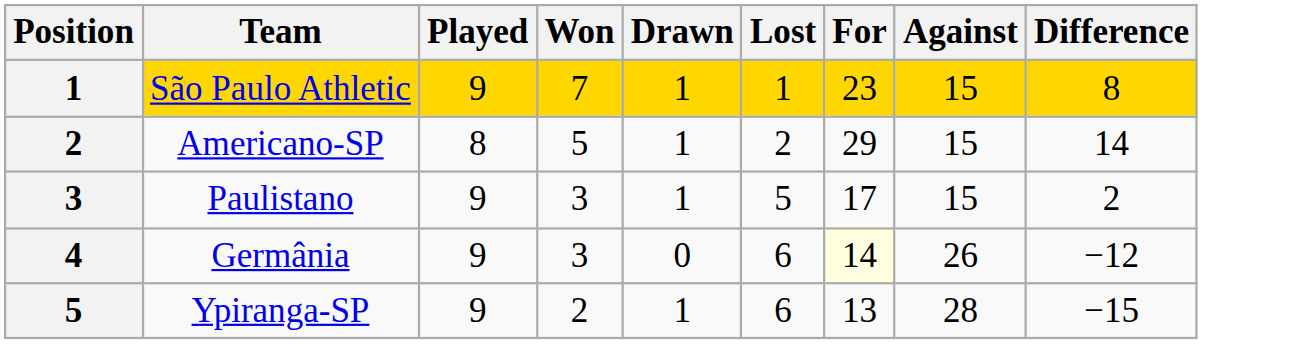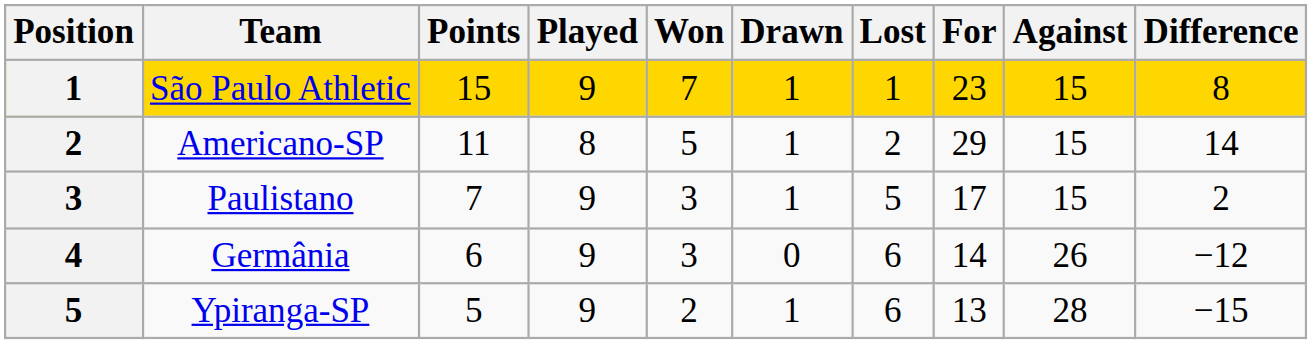+ column: (474, 32)
(860, 254) lightyellow background -> (969, 254) no background
